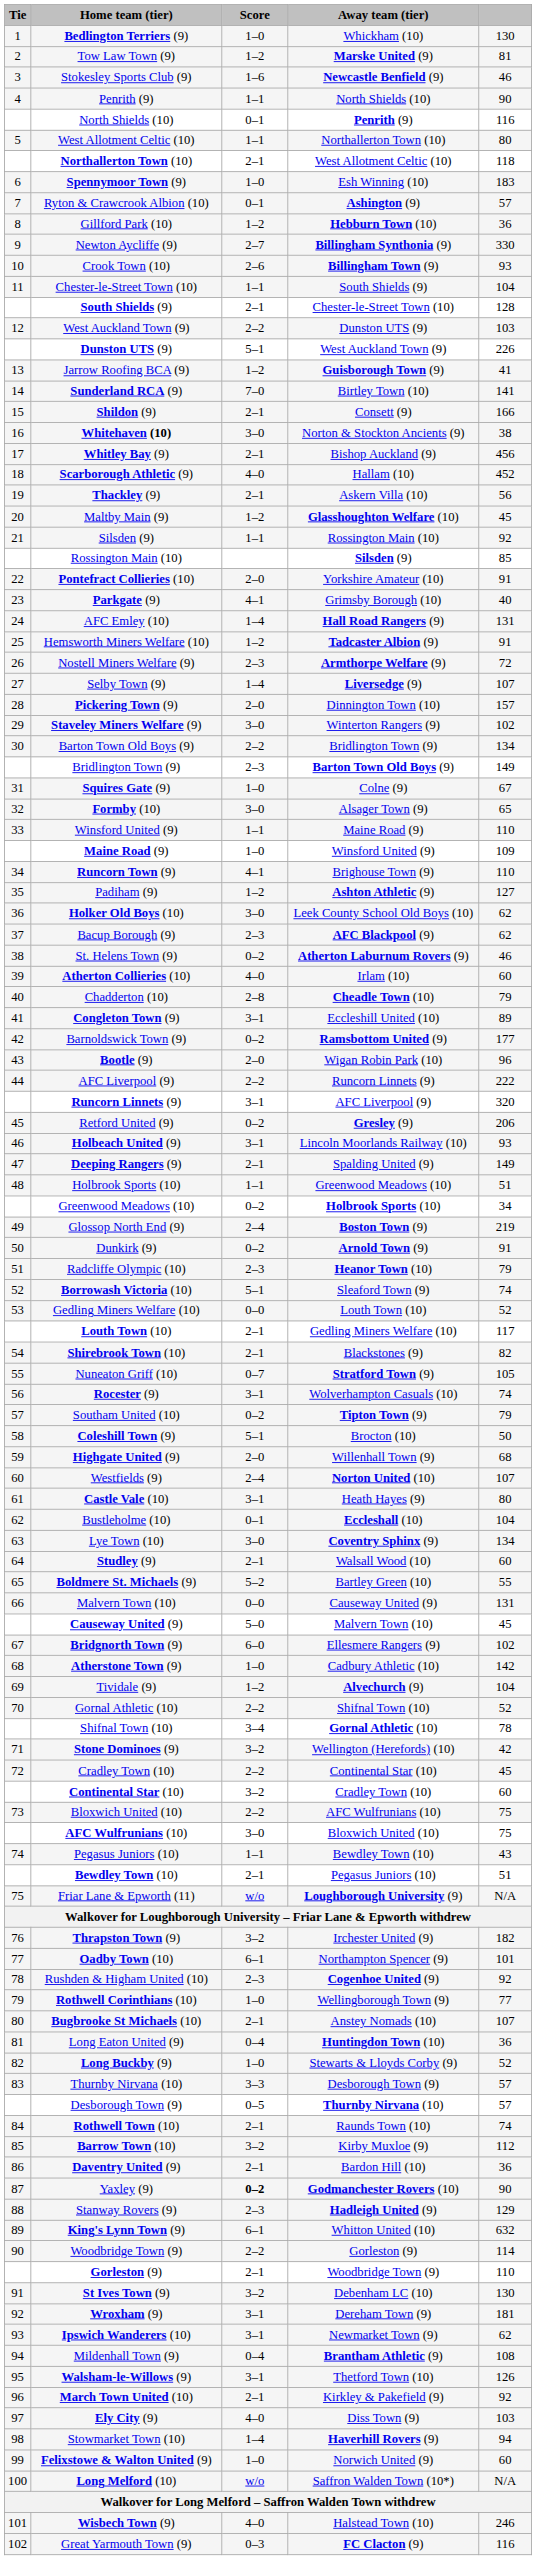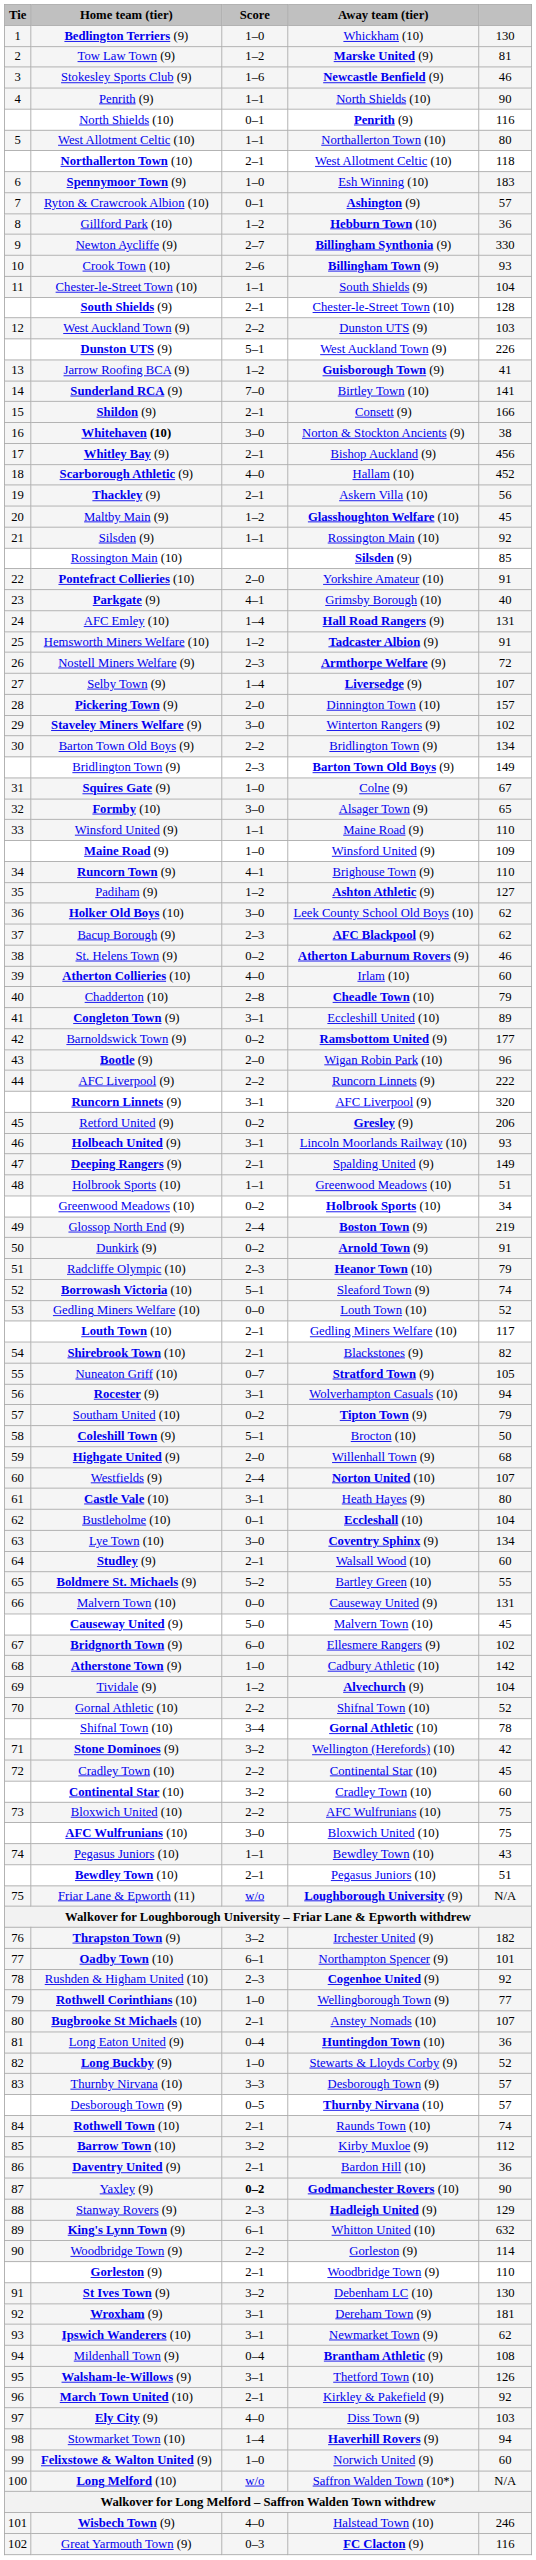(505, 1394) 74 -> (505, 1394) 94
